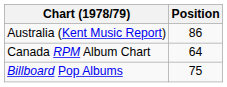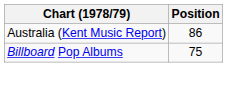- row: (79, 52)
